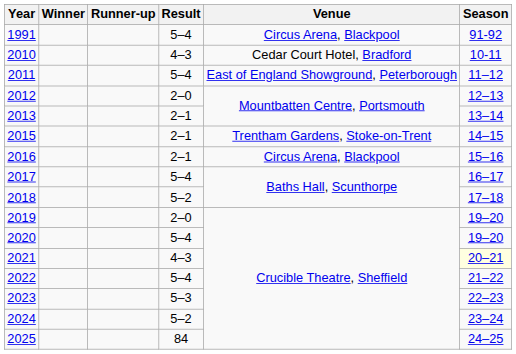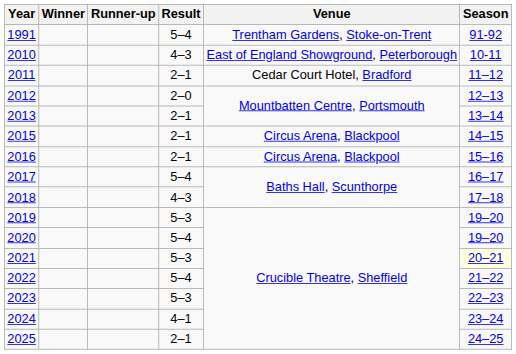(332, 34) Circus Arena, Blackpool -> (332, 34) Trentham Gardens, Stoke-on-Trent
(332, 55) Cedar Court Hotel, Bradford -> (332, 55) East of England Showground, Peterborough
(181, 75) 5–4 -> (181, 75) 2–1
(332, 75) East of England Showground, Peterborough -> (332, 75) Cedar Court Hotel, Bradford
(332, 136) Trentham Gardens, Stoke-on-Trent -> (332, 136) Circus Arena, Blackpool
(181, 197) 5–2 -> (181, 197) 4–3
(181, 217) 2–0 -> (181, 217) 5–3
(181, 258) 4–3 -> (181, 258) 5–3
(181, 319) 5–2 -> (181, 319) 4–1
(181, 339) 84 -> (181, 339) 2–1
